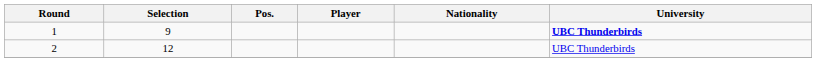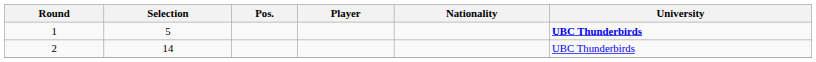(168, 31) 9 -> (168, 31) 5
(168, 49) 12 -> (168, 49) 14
